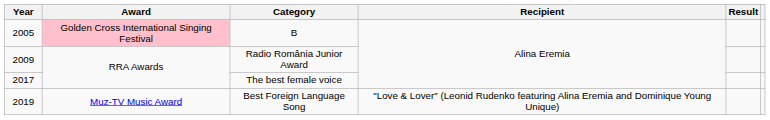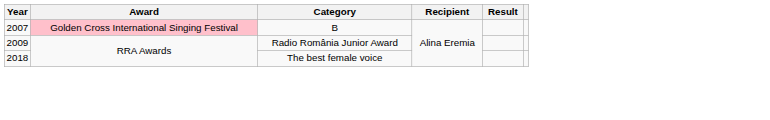(23, 33) 2005 -> (17, 27) 2007
(23, 80) 2017 -> (17, 58) 2018
- row: (294, 101)
